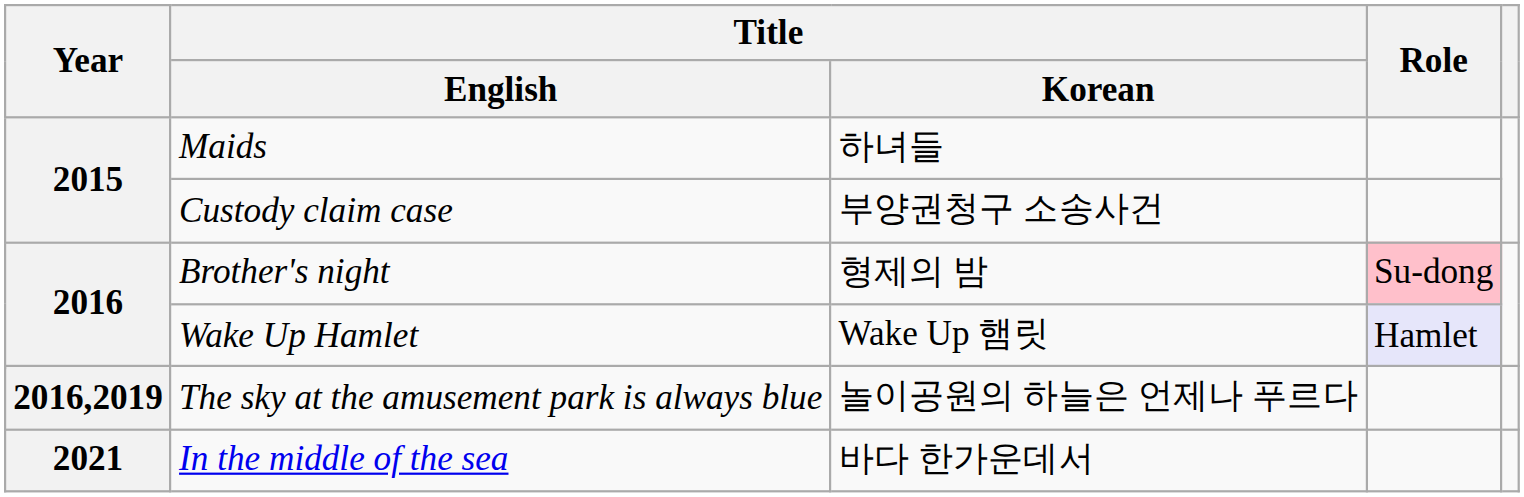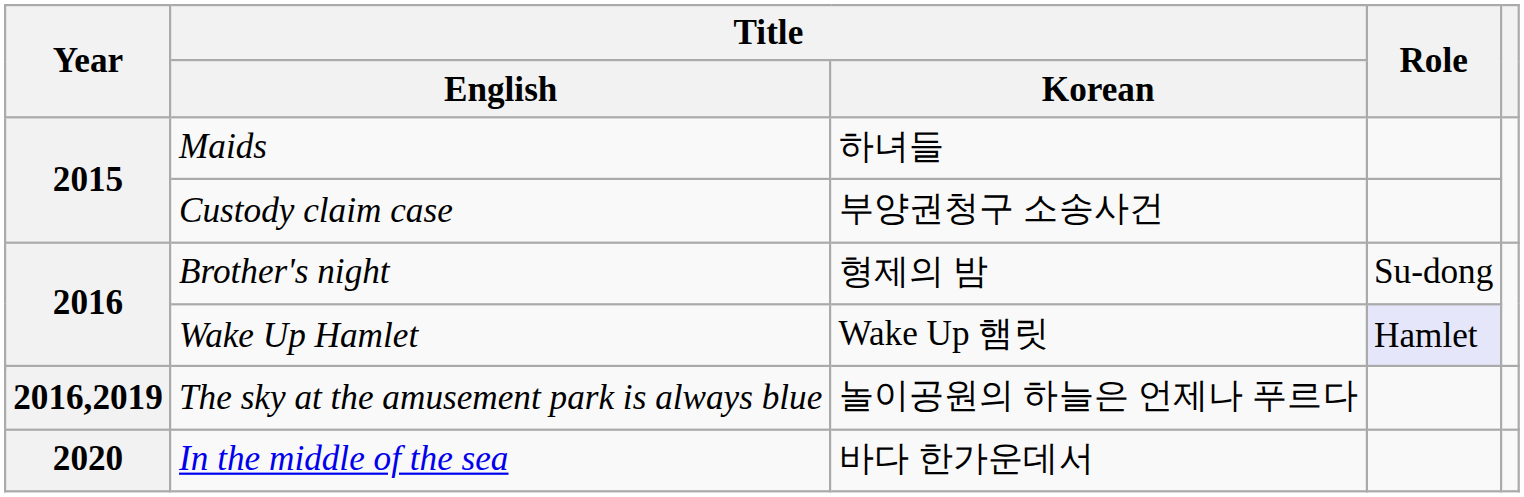(1434, 272) pink background -> (1434, 272) no background
(88, 459) 2021 -> (88, 459) 2020
